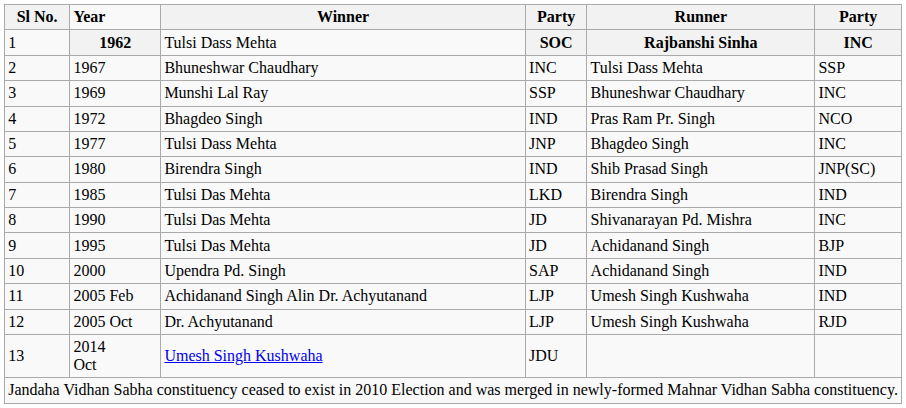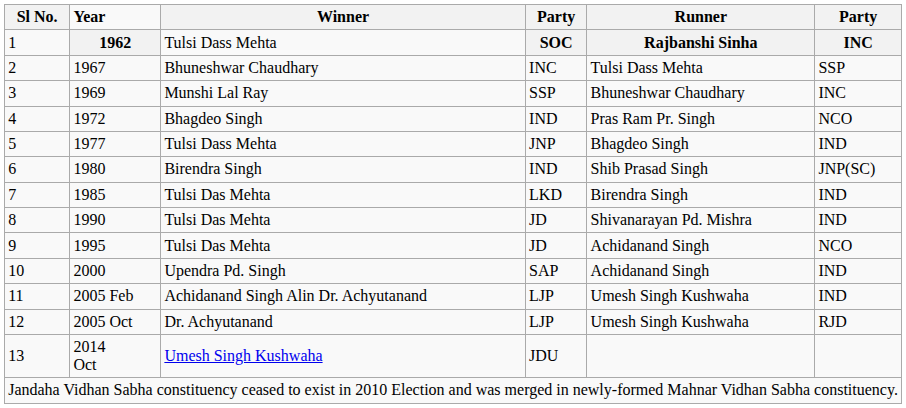(832, 144) INC -> (833, 144) IND
(832, 220) INC -> (833, 220) IND
(831, 245) BJP -> (835, 245) NCO
